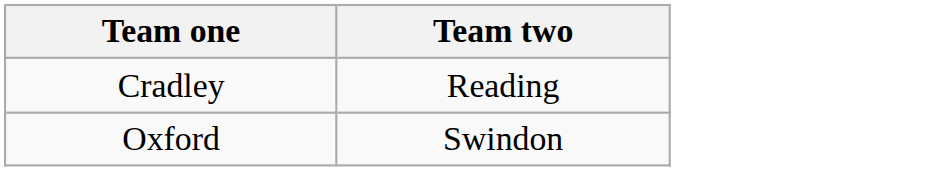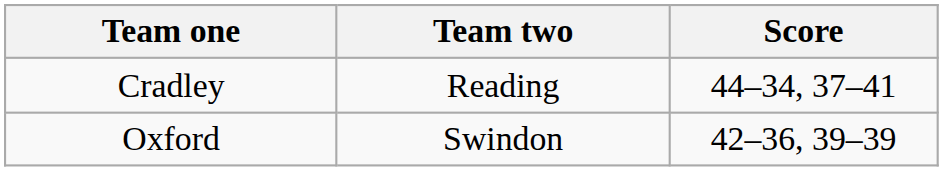+ column: (804, 31)
